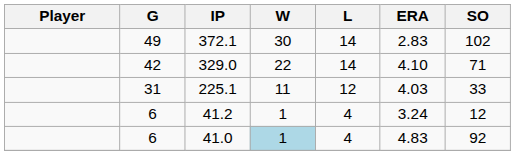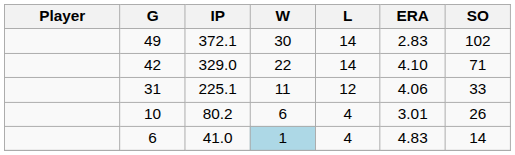(413, 89) 4.03 -> (413, 89) 4.06
+ row: (218, 114)
- row: (218, 114)
(478, 138) 92 -> (478, 138) 14
